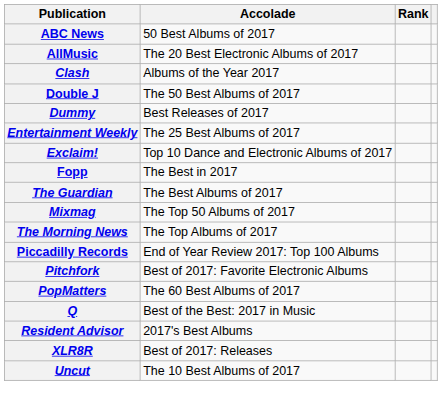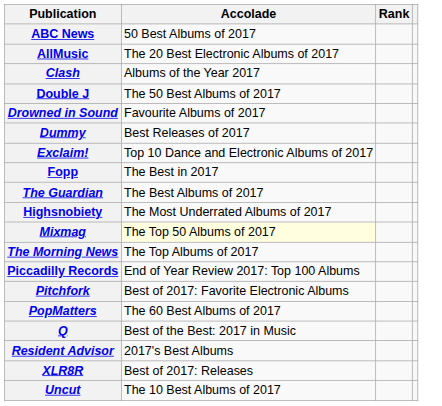+ row: (63, 113)
- row: (72, 133)
+ row: (63, 212)
(219, 212) no background -> (200, 232) lightyellow background
